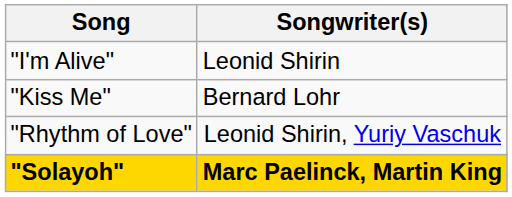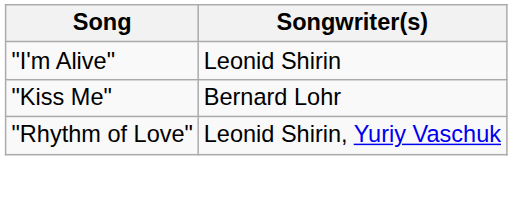- row: (67, 172)
